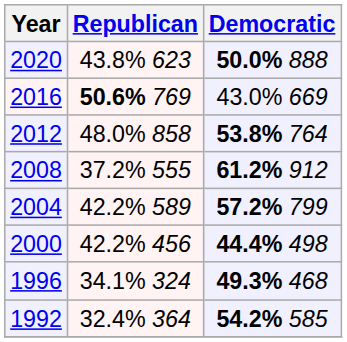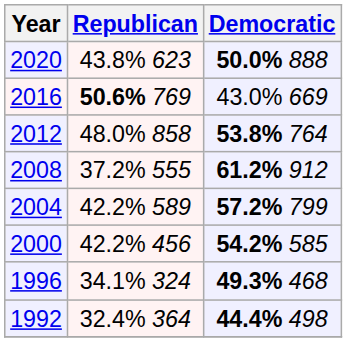(272, 244) 44.4% 498 -> (272, 244) 54.2% 585
(272, 318) 54.2% 585 -> (272, 318) 44.4% 498
